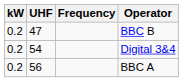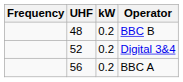columns swapped: (87, 13) <-> (15, 13)
(36, 31) 47 -> (76, 31) 48
(36, 49) 54 -> (76, 49) 52
